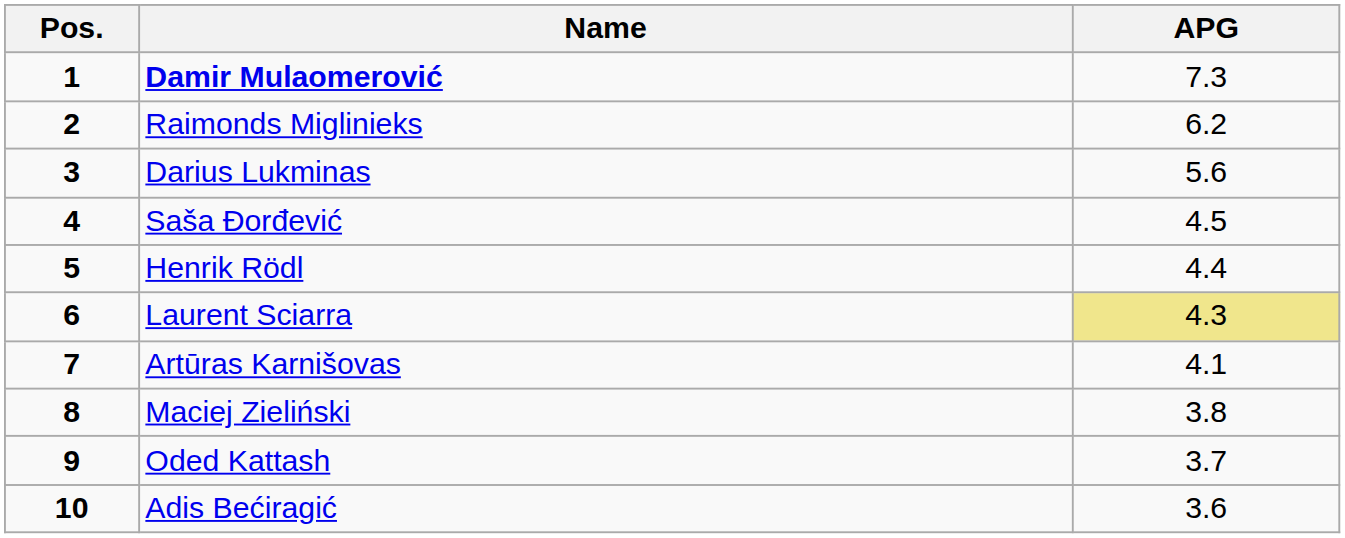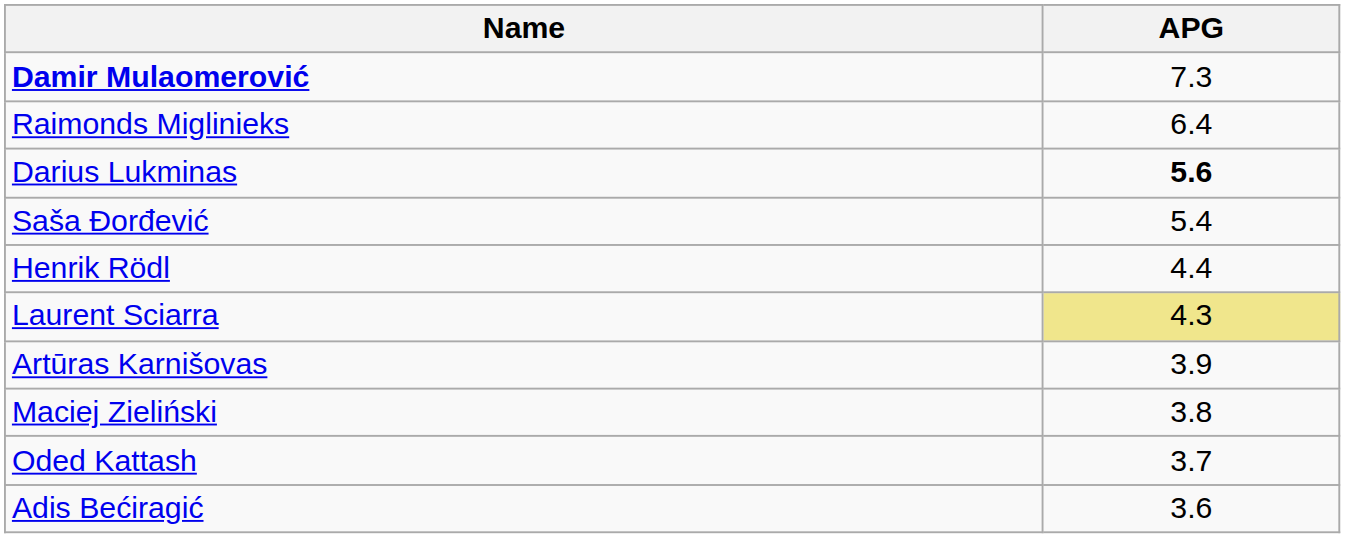- column: (72, 28)
(1206, 124) 6.2 -> (1191, 124) 6.4
(1206, 172) normal -> (1191, 172) bold
(1206, 220) 4.5 -> (1191, 220) 5.4
(1206, 364) 4.1 -> (1191, 364) 3.9
